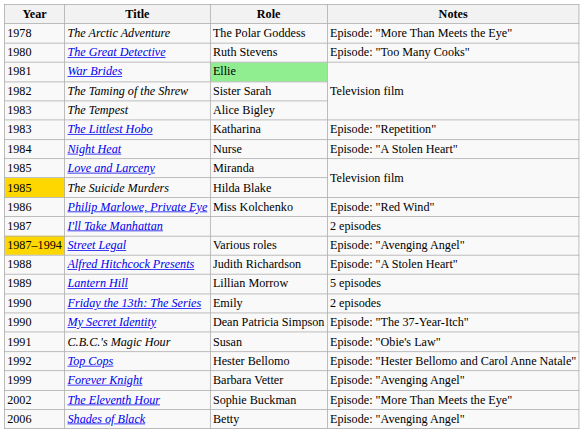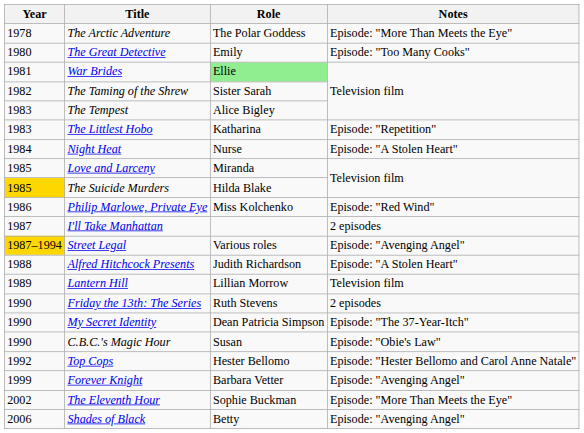(245, 52) Ruth Stevens -> (228, 52) Emily
(355, 284) 5 episodes -> (367, 284) Television film
(228, 303) Emily -> (245, 303) Ruth Stevens
(19, 341) 1991 -> (19, 341) 1990
